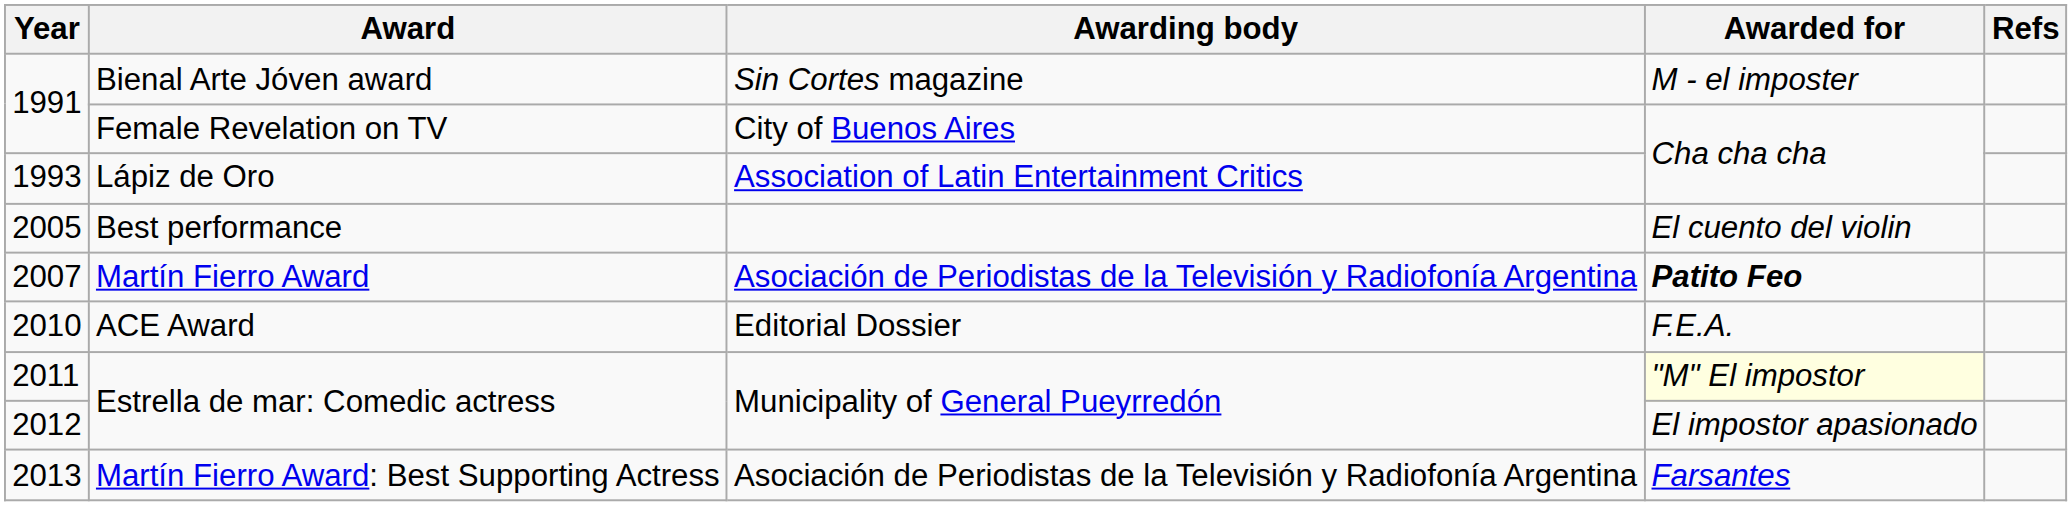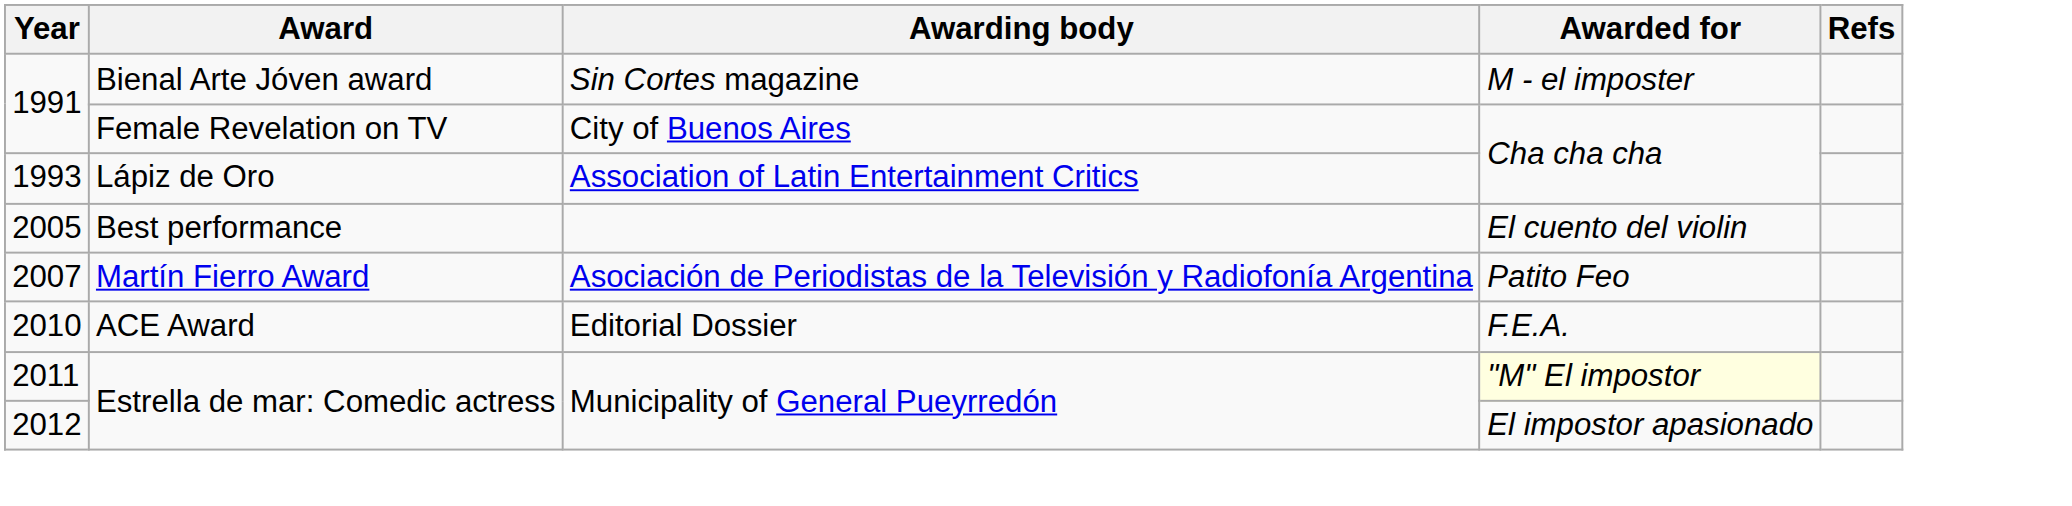(1727, 276) bold -> (1558, 276) normal
- row: (47, 474)
